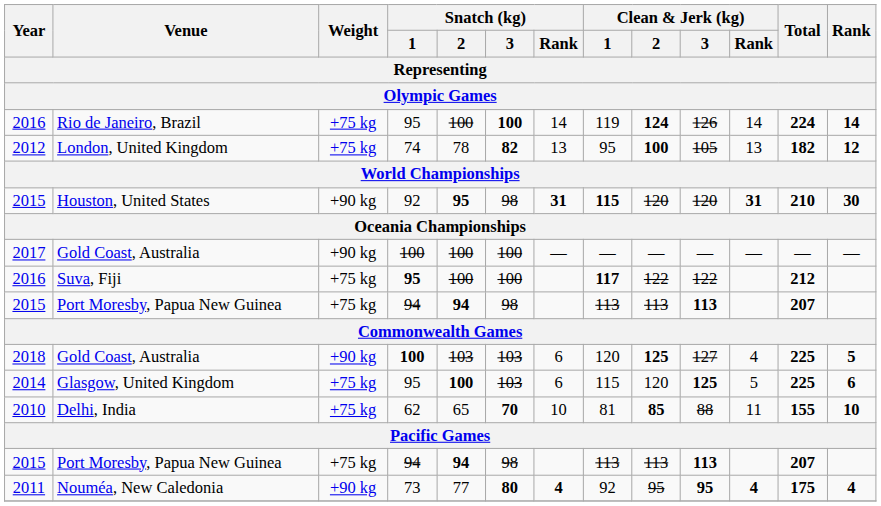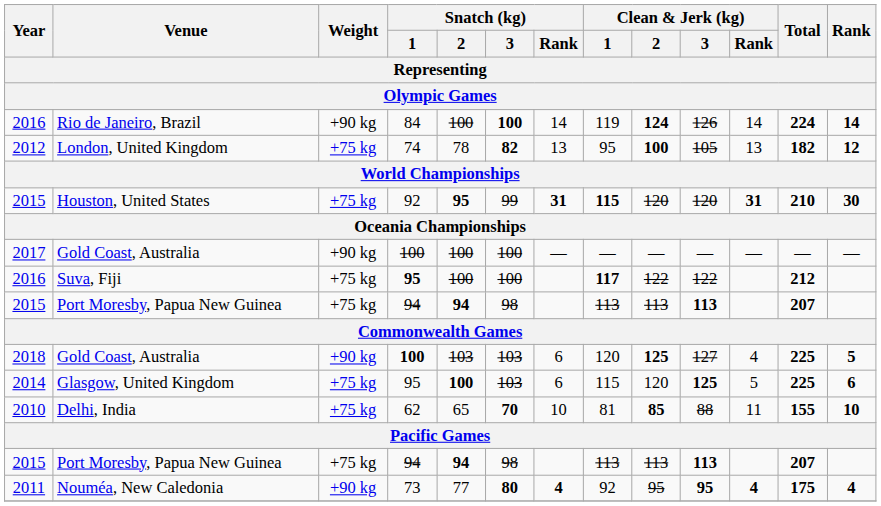(353, 122) +75 kg -> (353, 122) +90 kg
(412, 122) 95 -> (412, 122) 84
(353, 200) +90 kg -> (353, 200) +75 kg
(510, 200) 98 -> (510, 200) 99
